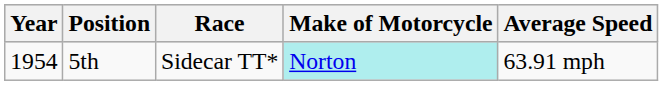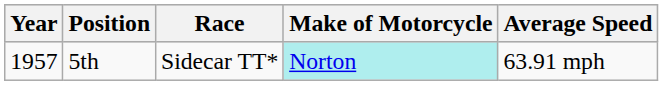(34, 60) 1954 -> (34, 60) 1957
